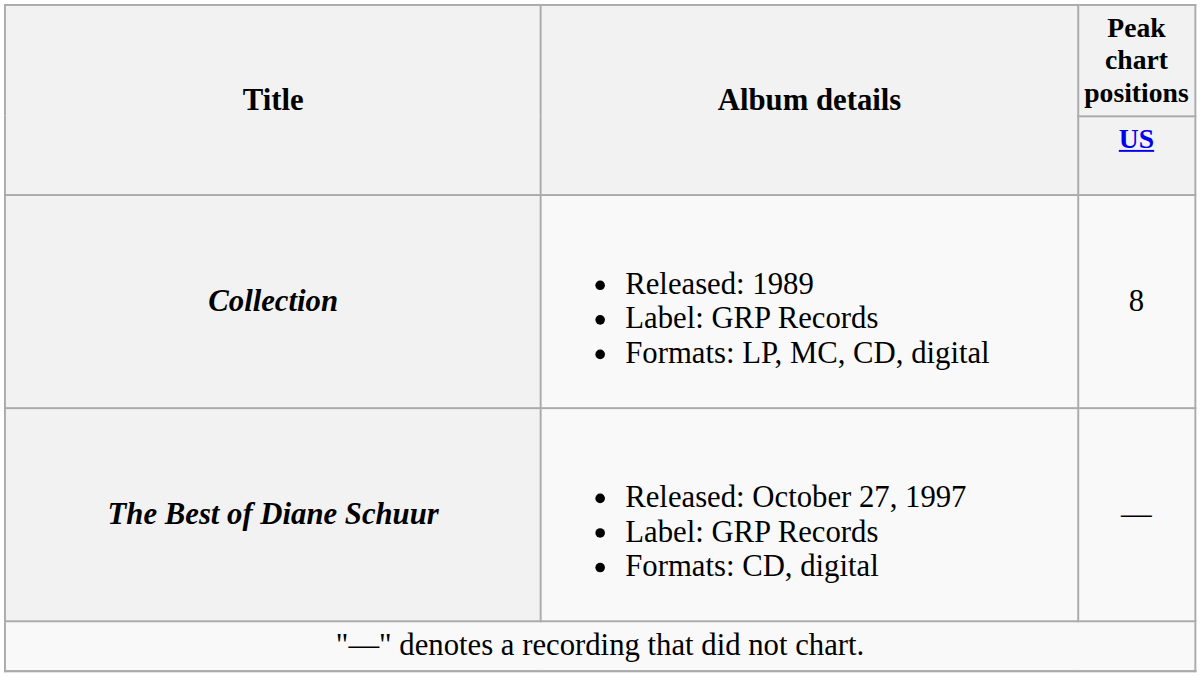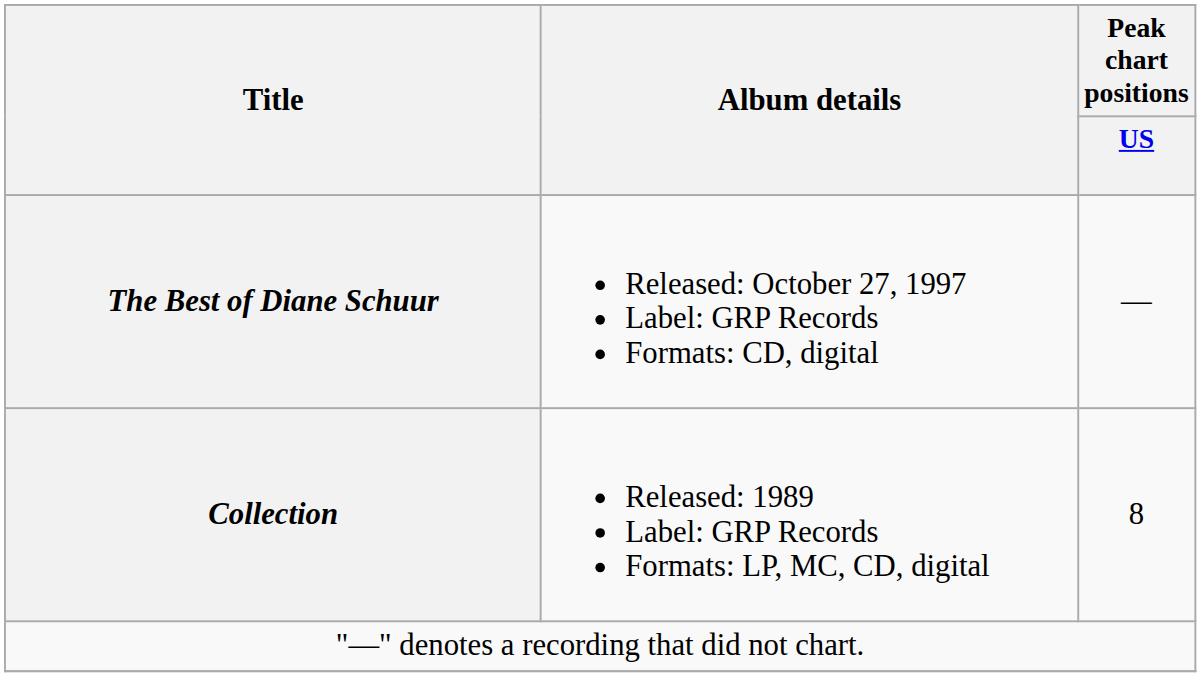rows swapped: (273, 300) <-> (273, 514)
